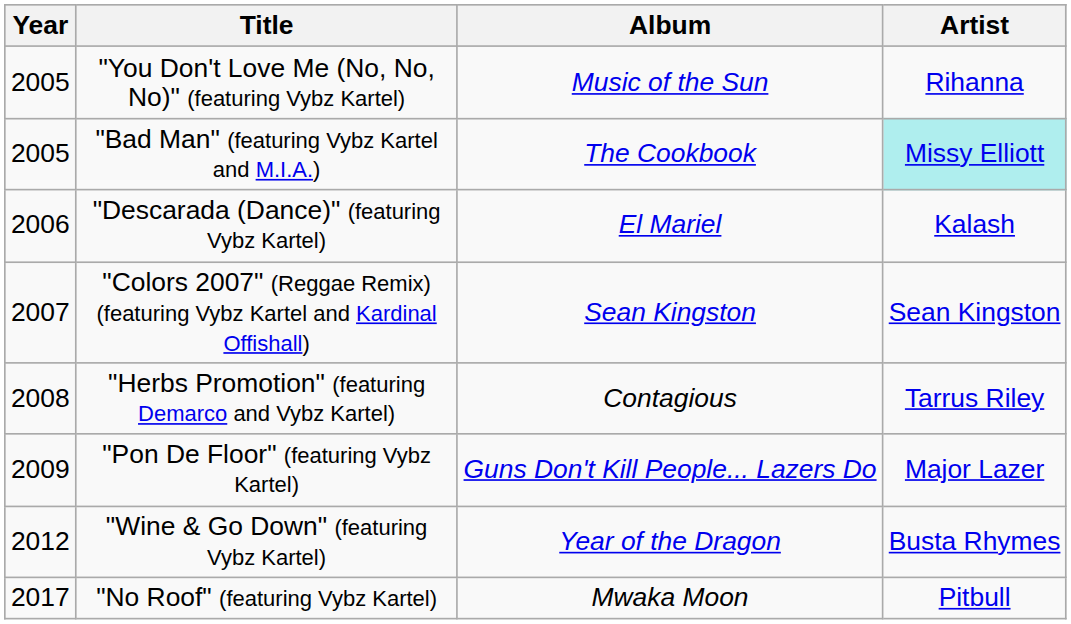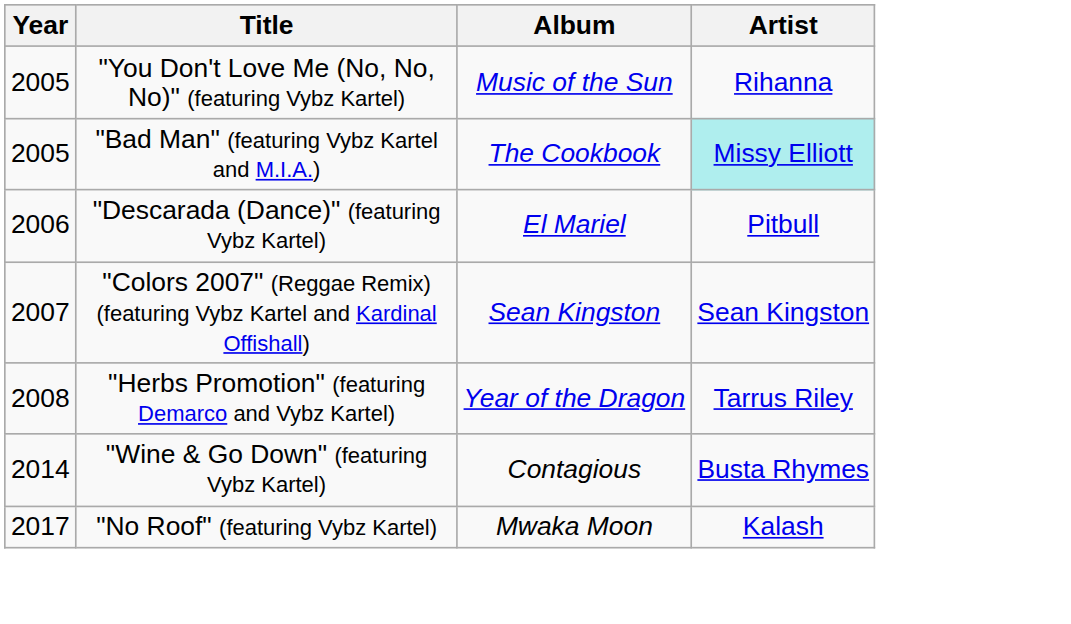(975, 225) Kalash -> (783, 225) Pitbull
(670, 398) Contagious -> (574, 398) Year of the Dragon
- row: (267, 469)
(40, 541) 2012 -> (40, 469) 2014
(670, 541) Year of the Dragon -> (574, 469) Contagious
(975, 597) Pitbull -> (783, 526) Kalash
